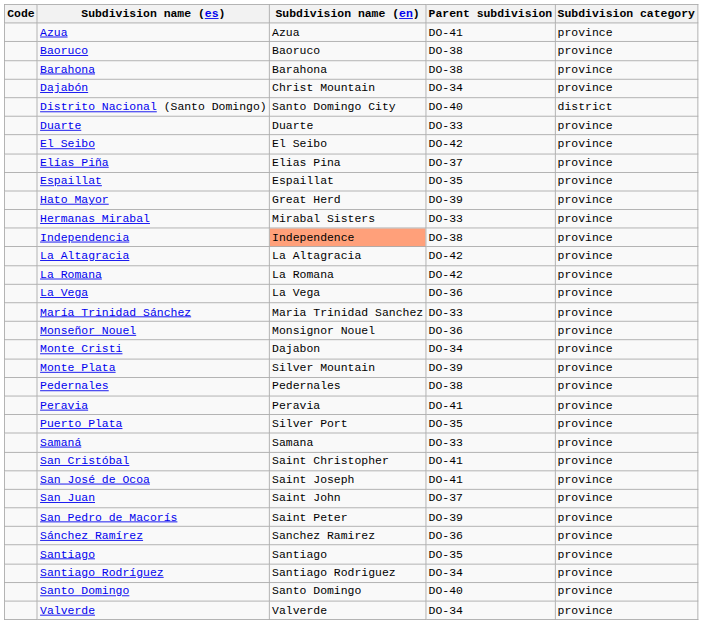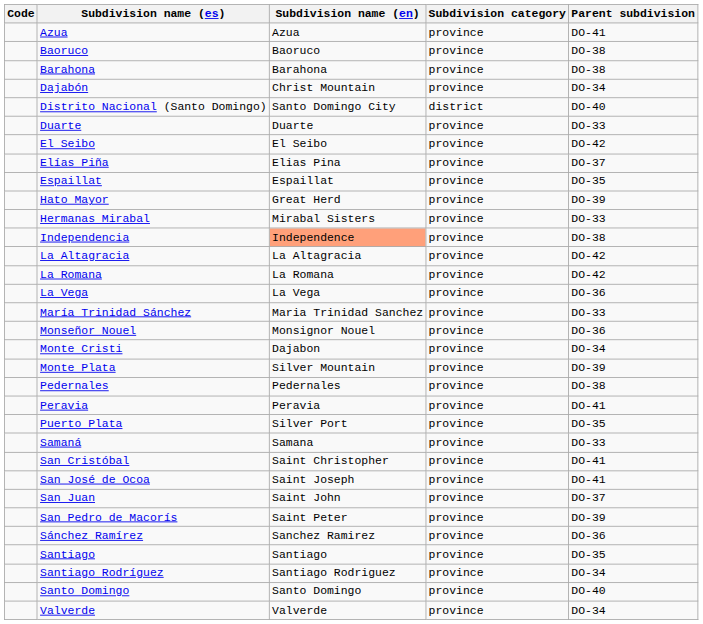columns swapped: (626, 14) <-> (490, 14)
